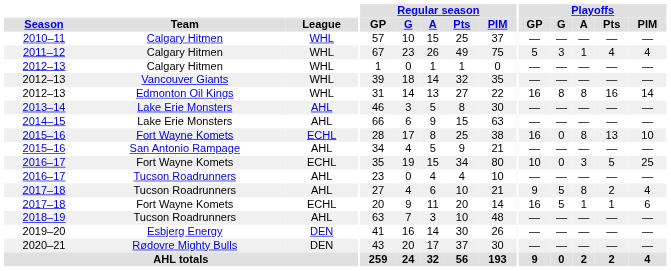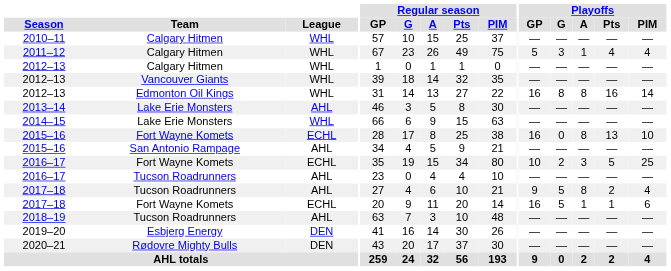(322, 121) AHL -> (322, 121) WHL
(561, 162) 0 -> (561, 162) 2
